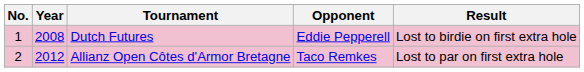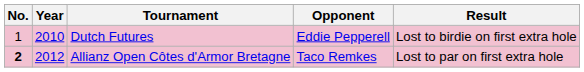(50, 36) 2008 -> (50, 36) 2010
(18, 57) normal -> (18, 57) bold
